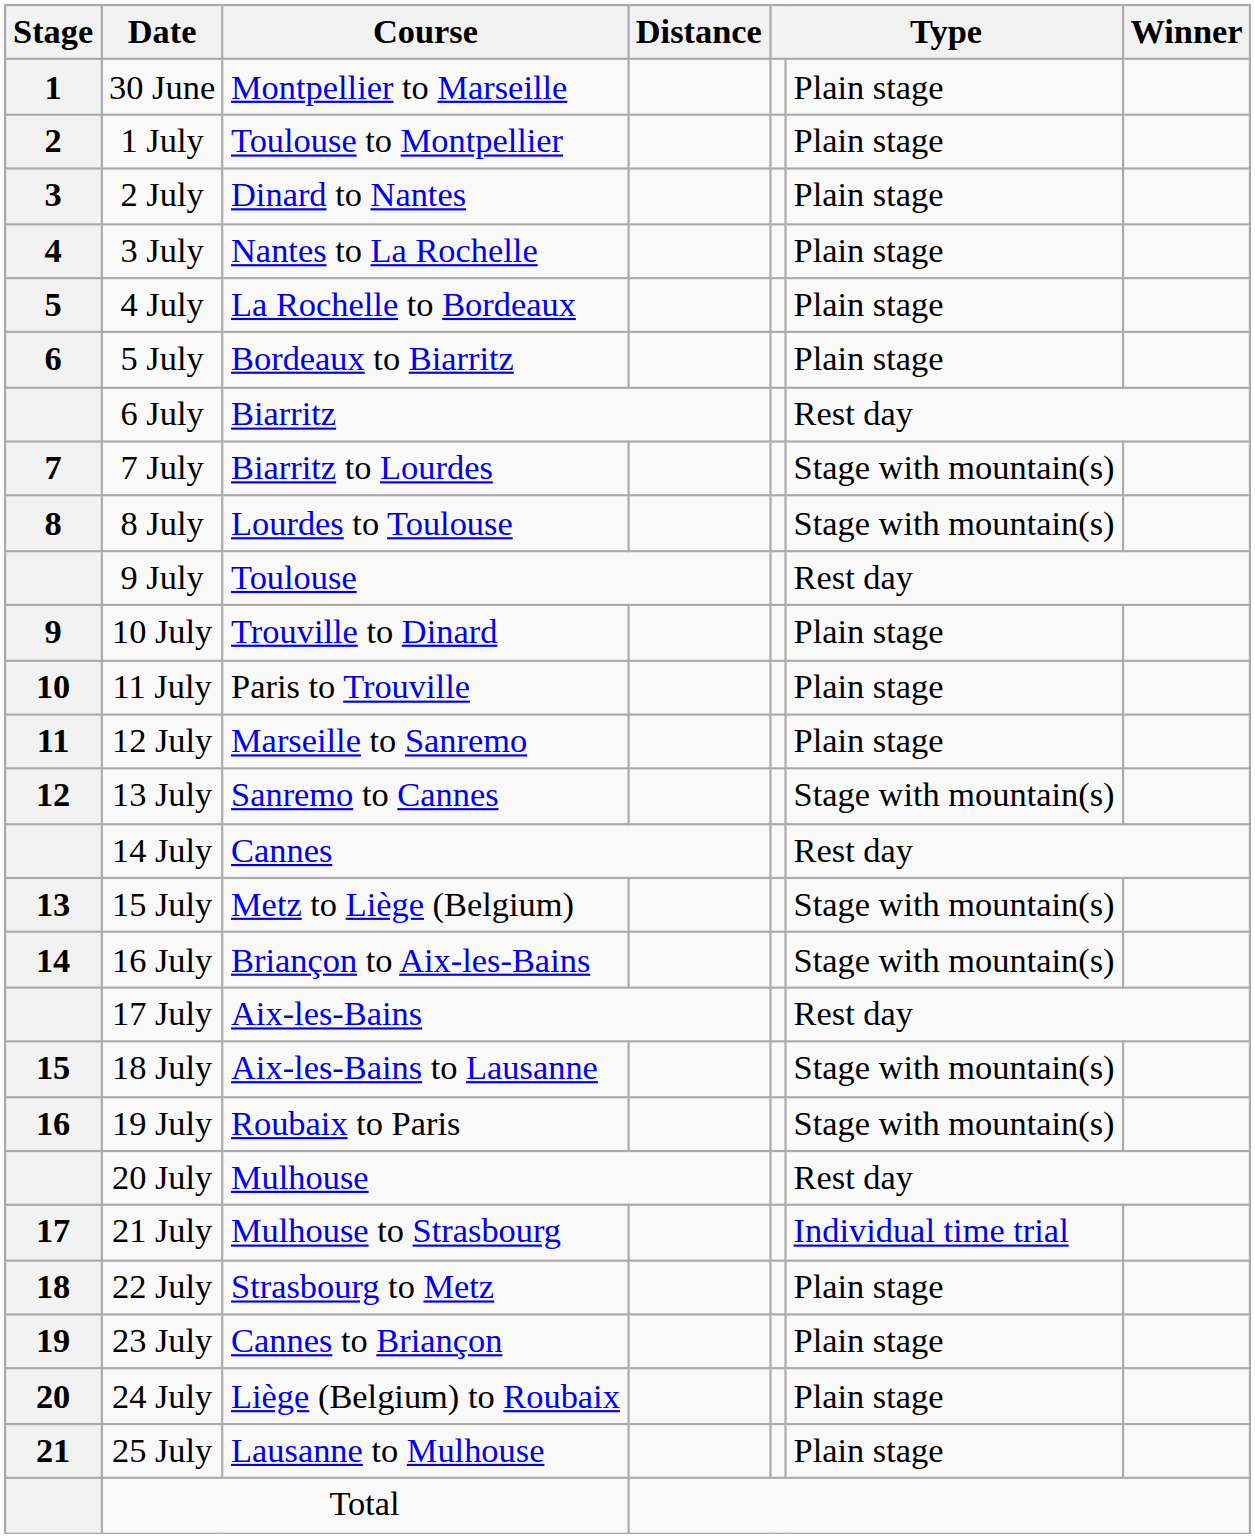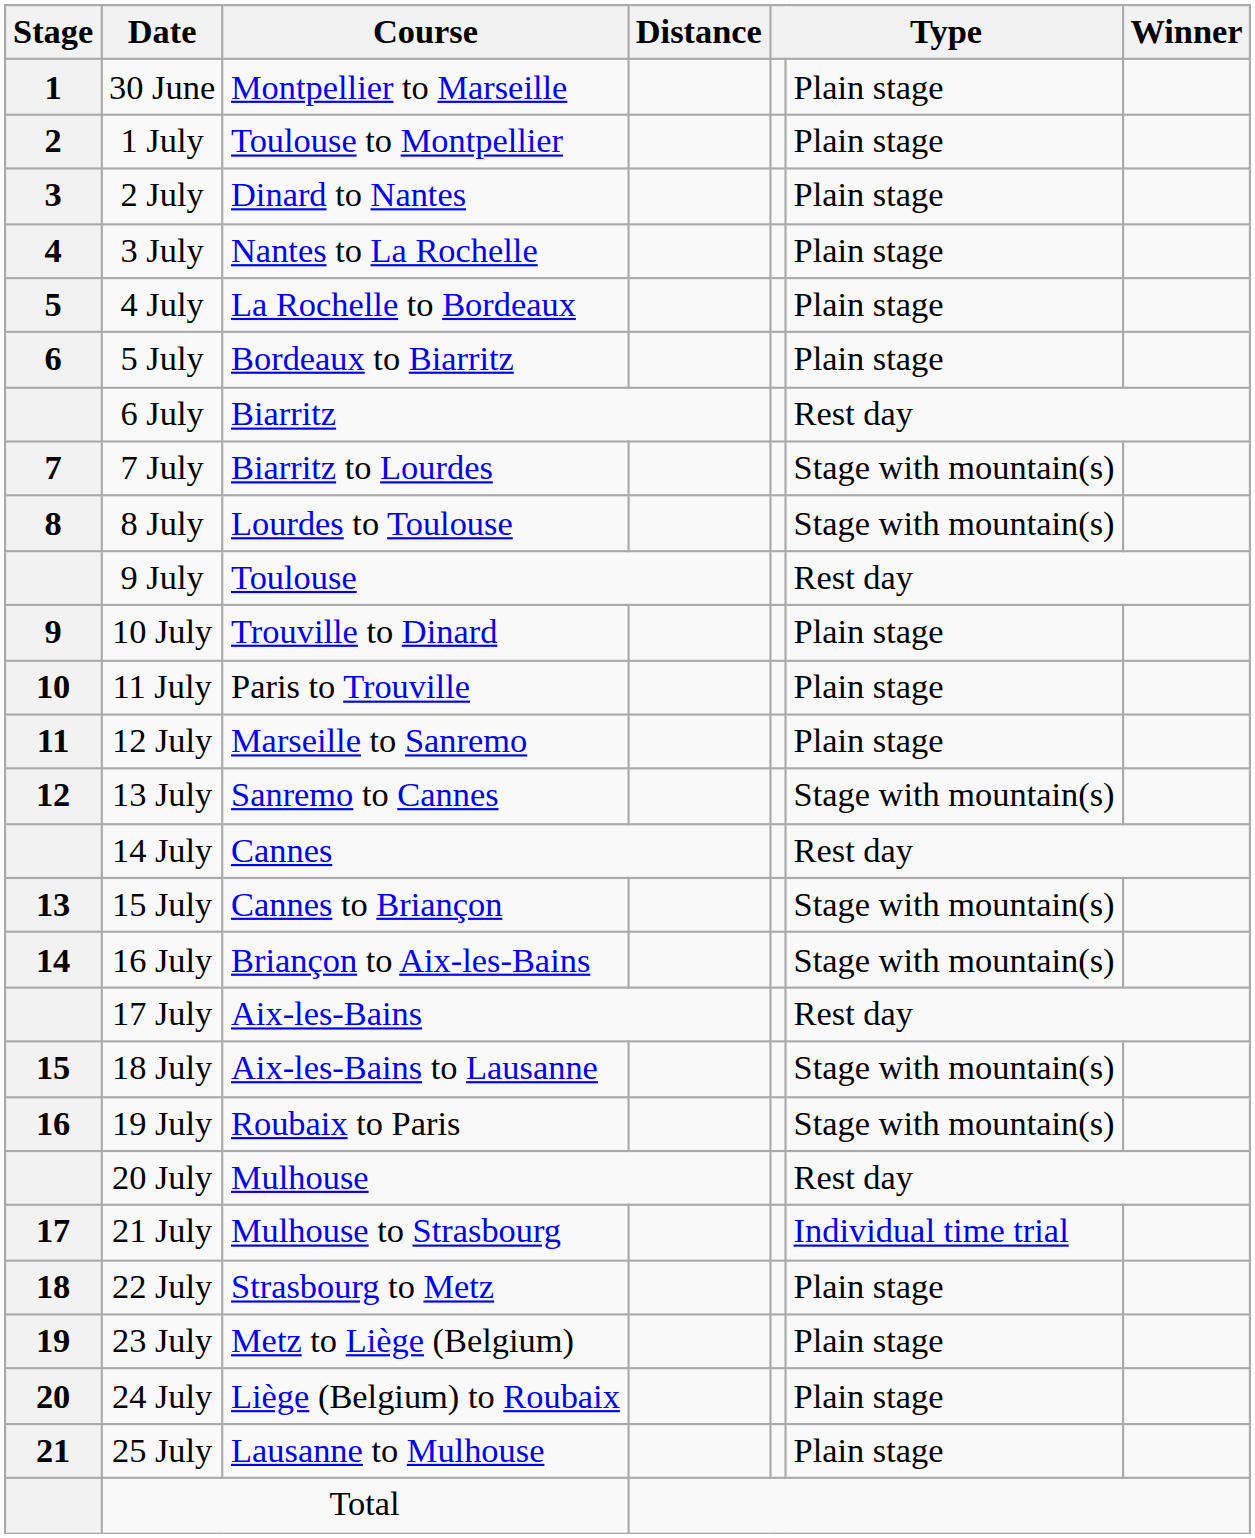(403, 904) Metz to Liège (Belgium) -> (367, 904) Cannes to Briançon
(367, 1341) Cannes to Briançon -> (403, 1341) Metz to Liège (Belgium)
